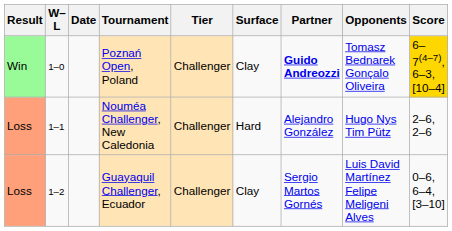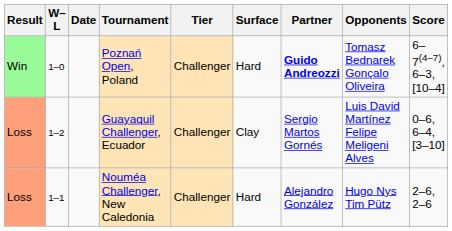(247, 66) Clay -> (248, 66) Hard
(428, 66) gold background -> (428, 66) no background
rows swapped: (131, 126) <-> (131, 190)
